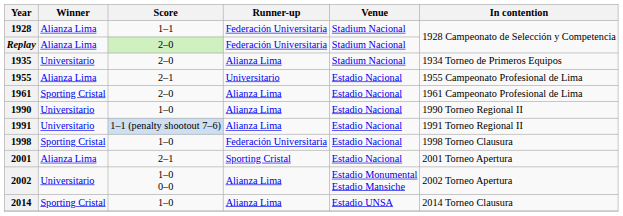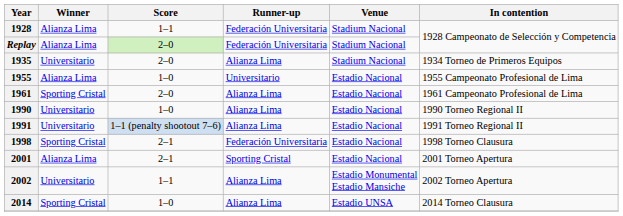(166, 77) 2–1 -> (166, 77) 1–0
(166, 142) 1–0 -> (166, 142) 2–1
(166, 180) 1–0 0–0 -> (166, 180) 1–1
